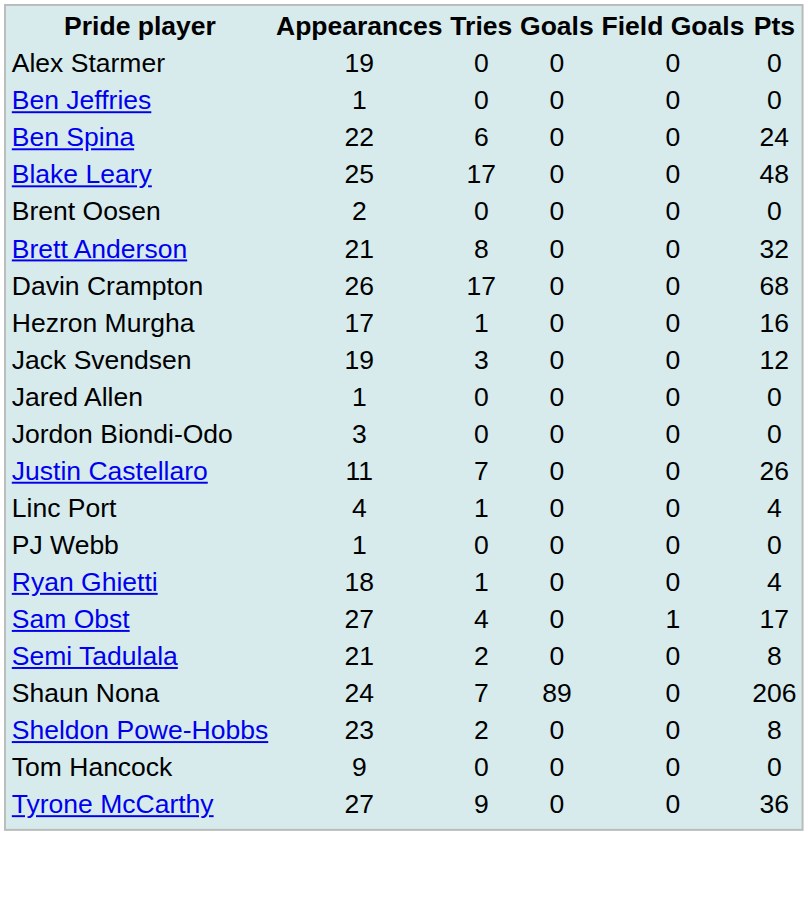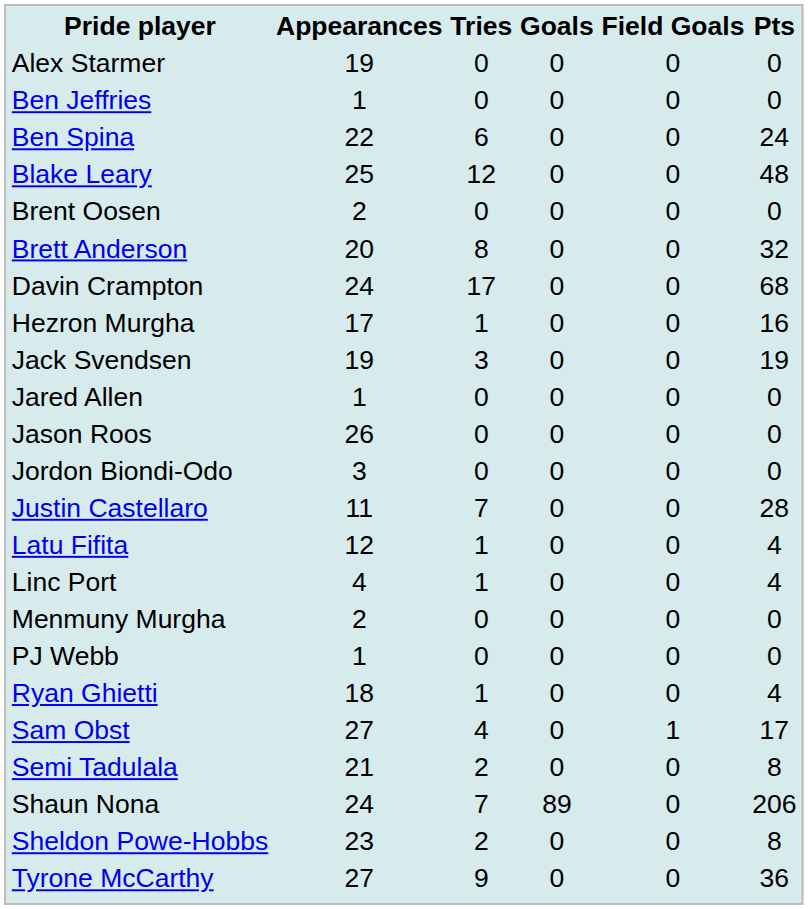(481, 175) 17 -> (481, 175) 12
(359, 249) 21 -> (359, 249) 20
(359, 286) 26 -> (359, 286) 24
(774, 360) 12 -> (774, 360) 19
+ row: (82, 434)
(774, 471) 26 -> (774, 508) 28
+ row: (70, 545)
+ row: (119, 619)
- row: (92, 767)
